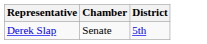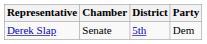+ column: (186, 13)
